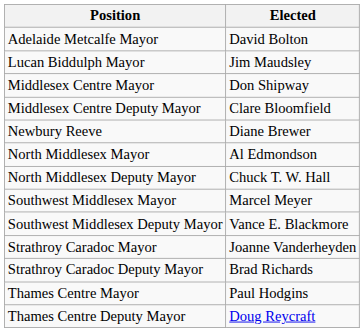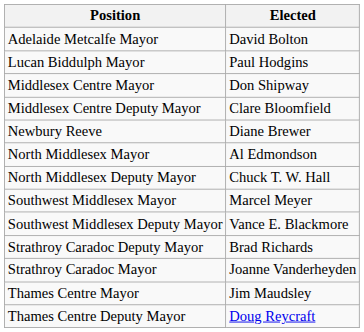(270, 62) Jim Maudsley -> (269, 62) Paul Hodgins
rows swapped: (82, 246) <-> (105, 270)
(269, 293) Paul Hodgins -> (270, 293) Jim Maudsley
